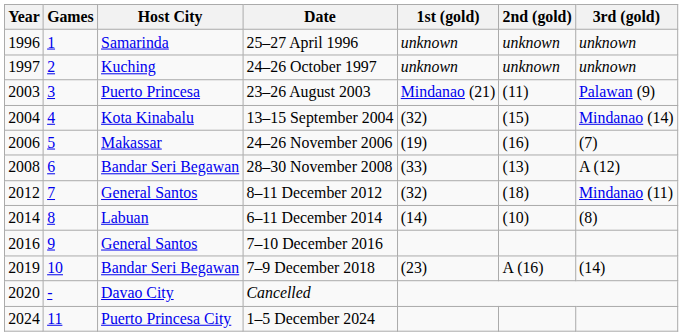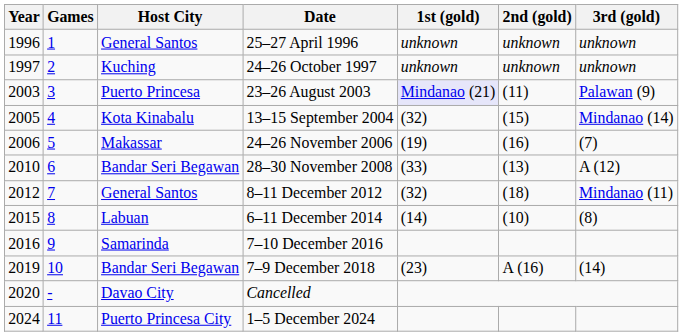(135, 42) Samarinda -> (149, 42) General Santos
(448, 92) no background -> (448, 92) lavender background
(24, 117) 2004 -> (24, 117) 2005
(24, 167) 2008 -> (24, 167) 2010
(24, 218) 2014 -> (24, 218) 2015
(149, 243) General Santos -> (135, 243) Samarinda
